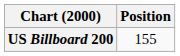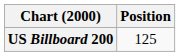(146, 39) 155 -> (146, 39) 125
